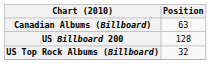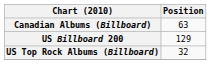(183, 39) 128 -> (183, 39) 129
